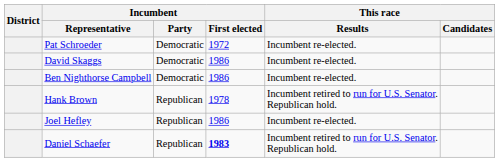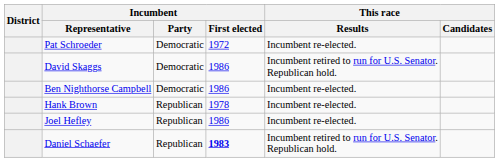(312, 61) Incumbent re-elected. -> (352, 67) Incumbent retired to run for U.S. Senator. Republican hold.
(352, 99) Incumbent retired to run for U.S. Senator. Republican hold. -> (312, 105) Incumbent re-elected.
